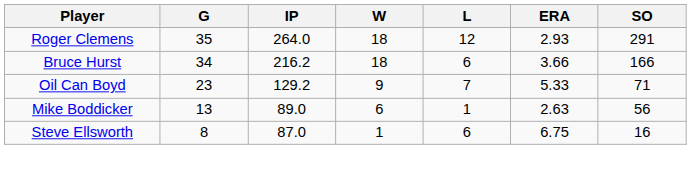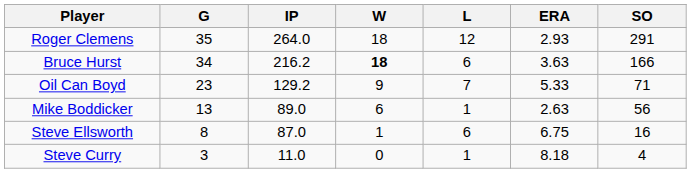(379, 62) normal -> (379, 62) bold
(554, 62) 3.66 -> (554, 62) 3.63
+ row: (82, 156)
